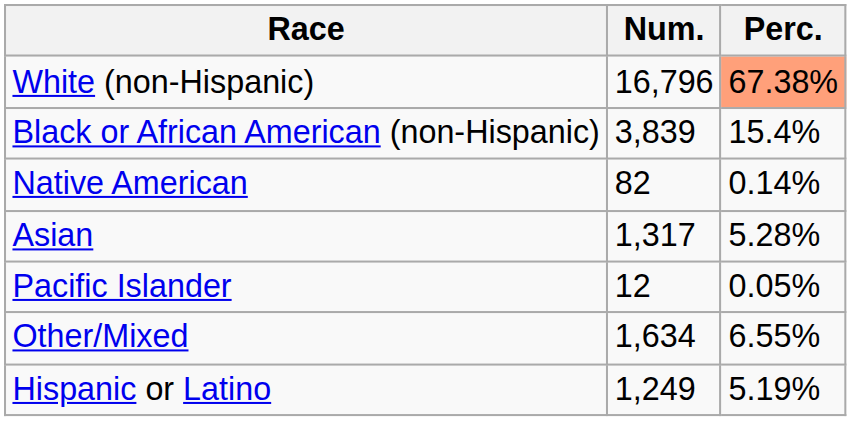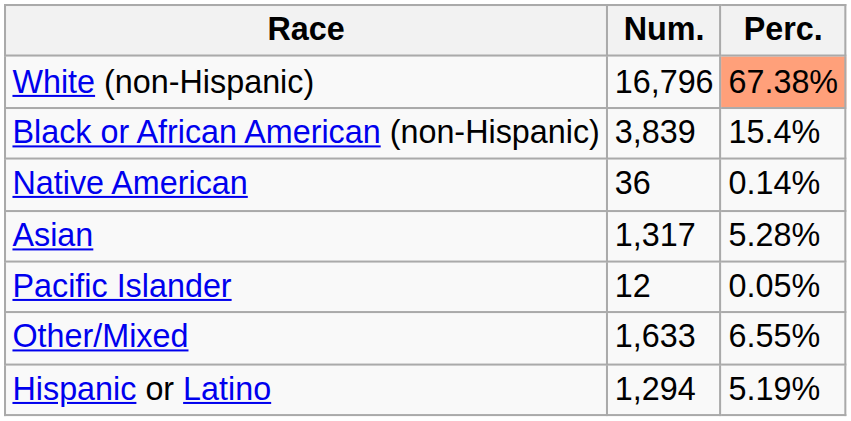(633, 183) 82 -> (633, 183) 36
(655, 337) 1,634 -> (655, 337) 1,633
(655, 388) 1,249 -> (655, 388) 1,294
